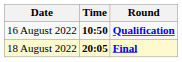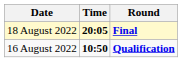rows swapped: (42, 30) <-> (42, 48)
